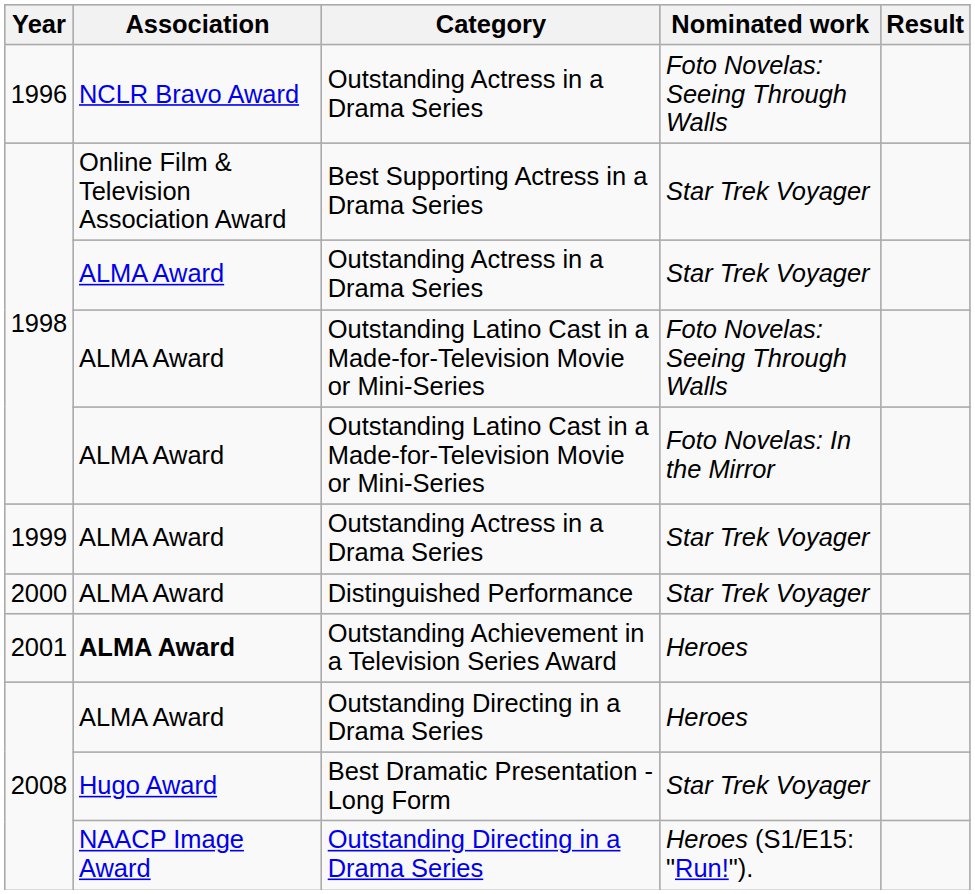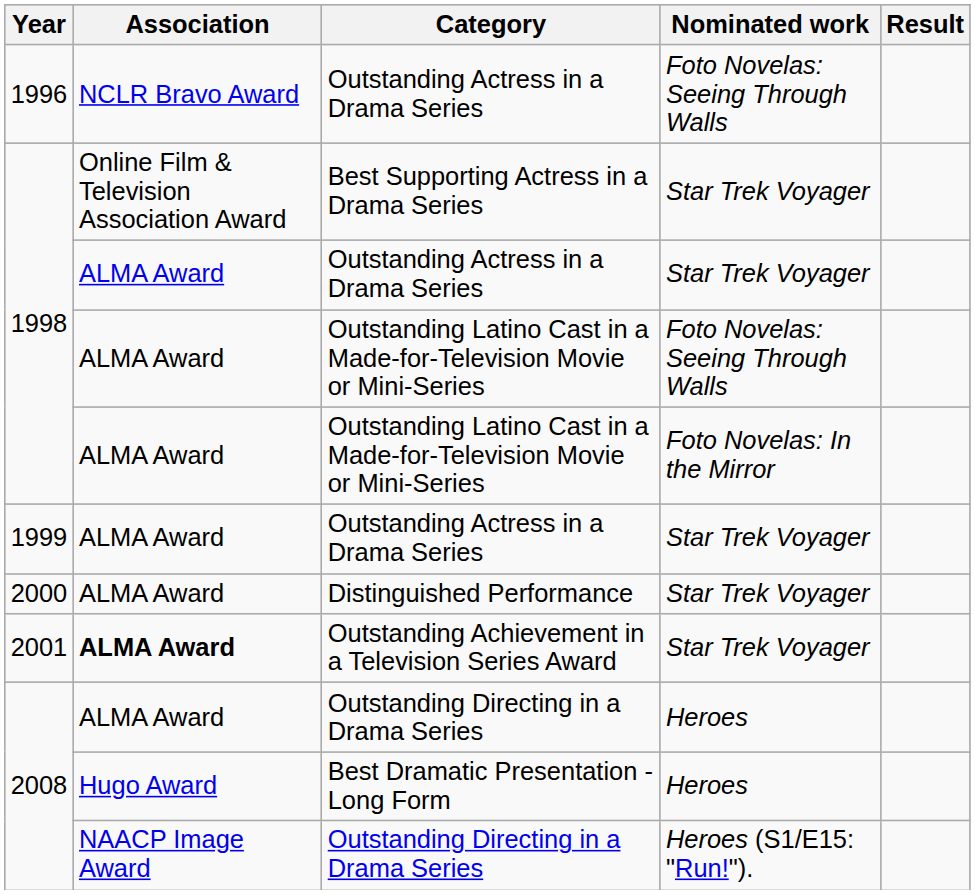(707, 647) Heroes -> (768, 647) Star Trek Voyager
(768, 785) Star Trek Voyager -> (707, 785) Heroes
